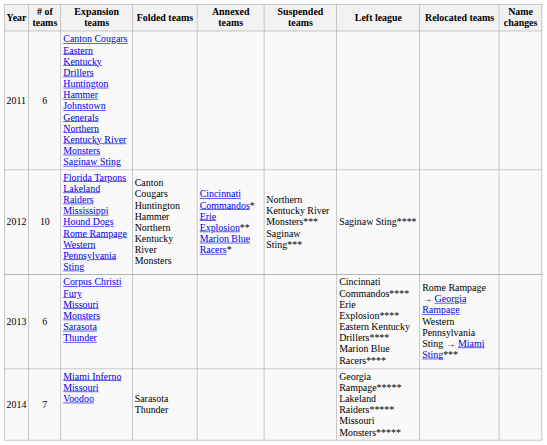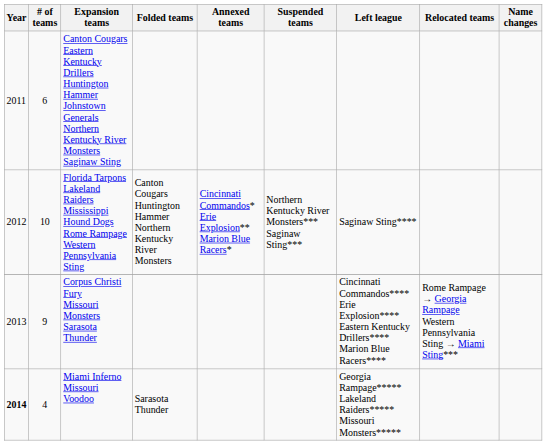(45, 321) 6 -> (45, 321) 9
(17, 404) normal -> (17, 404) bold
(45, 404) 7 -> (45, 404) 4
